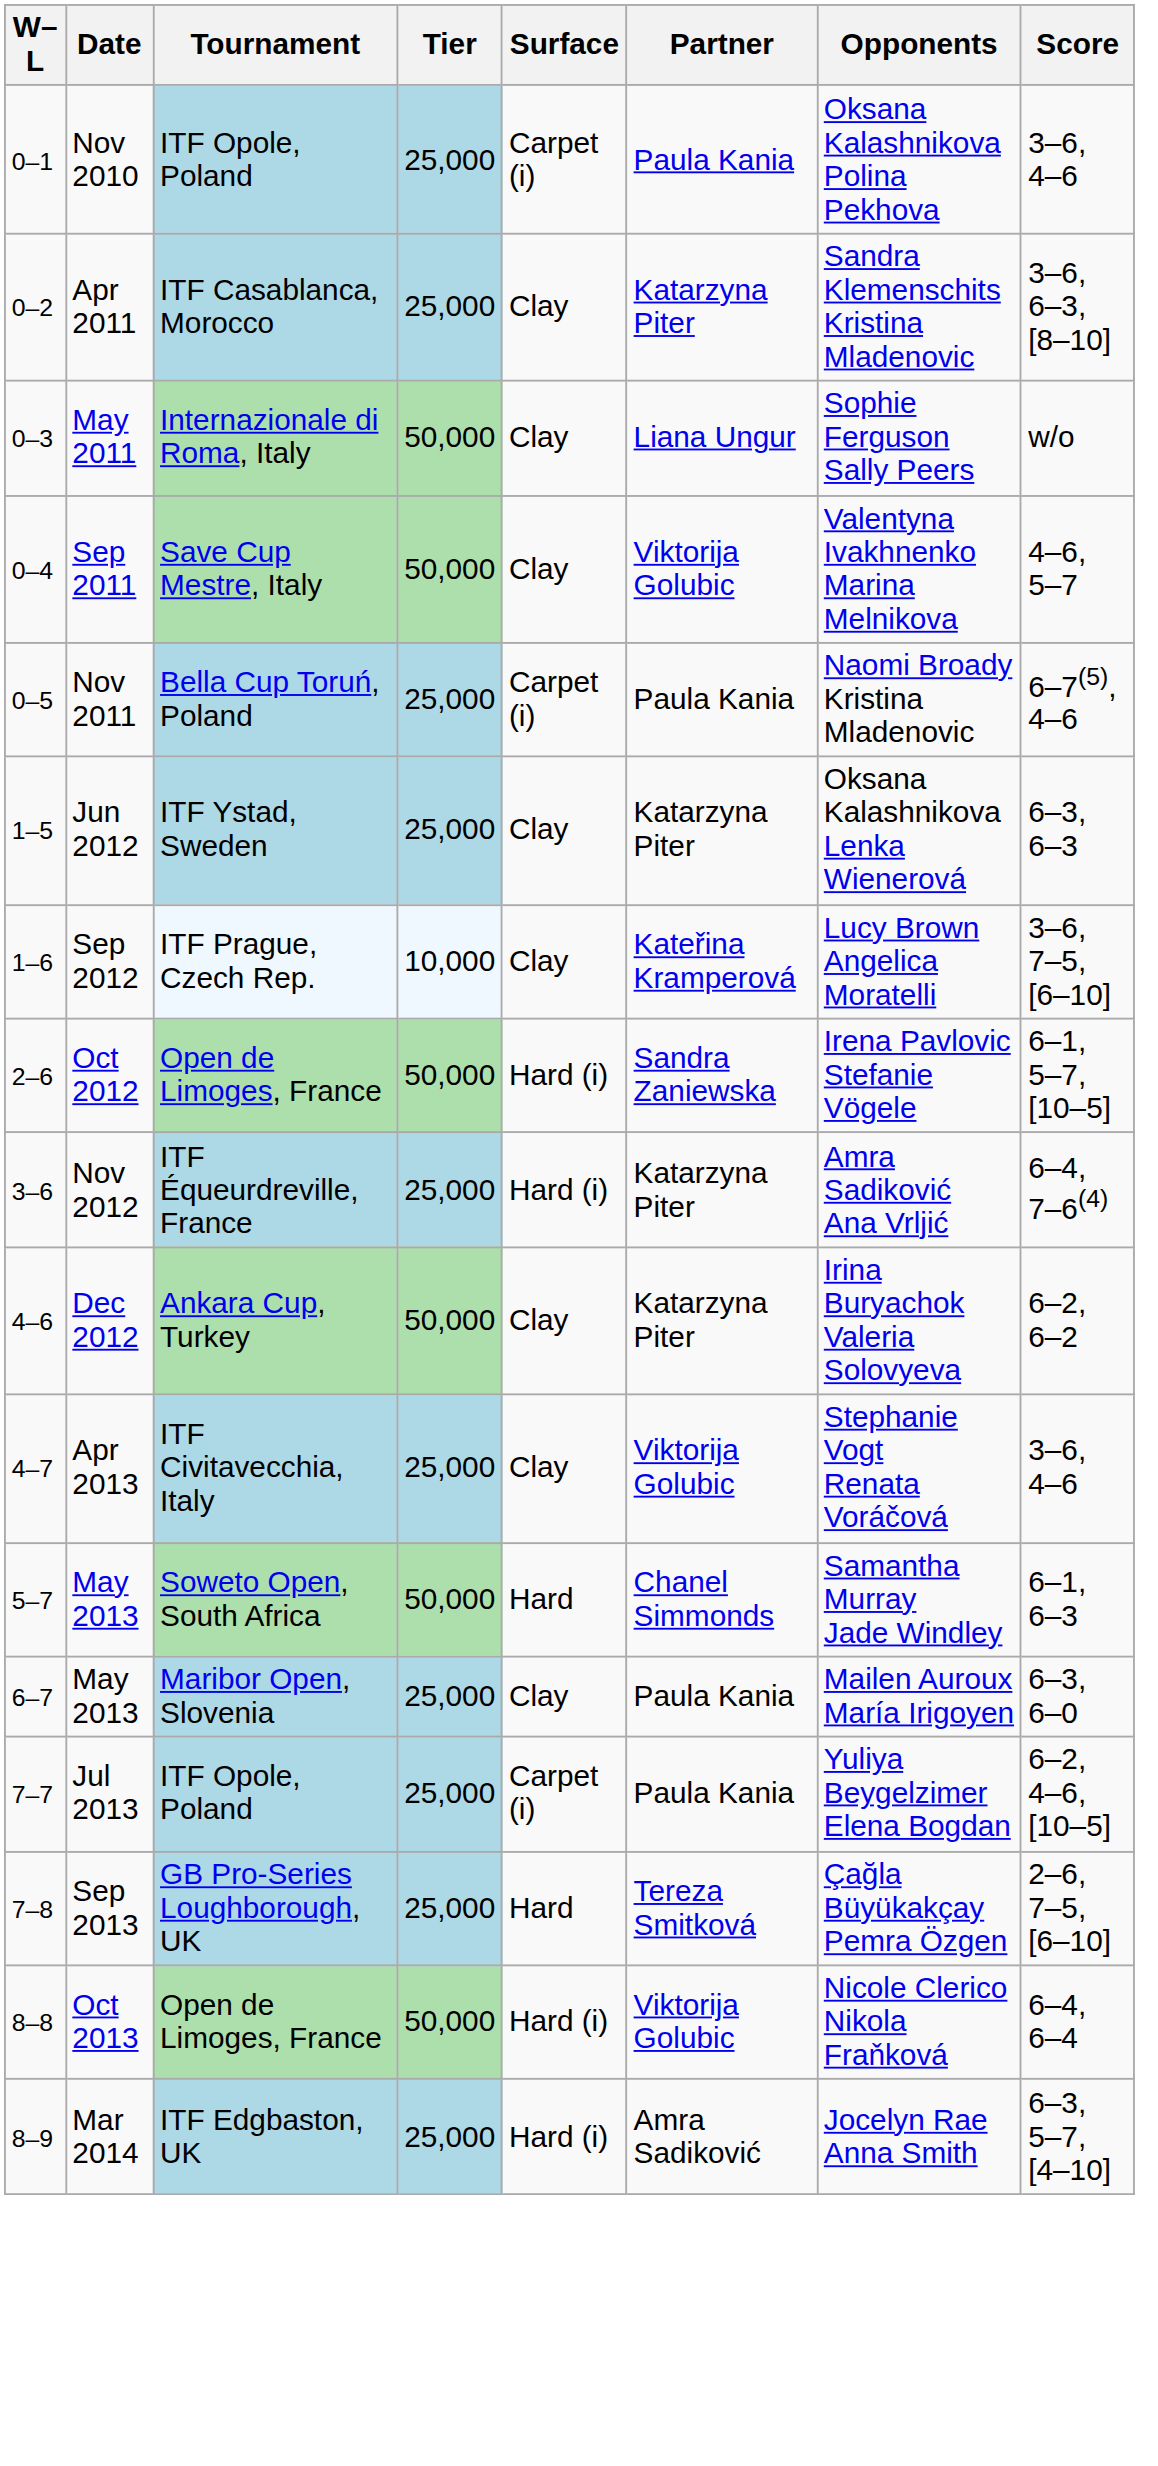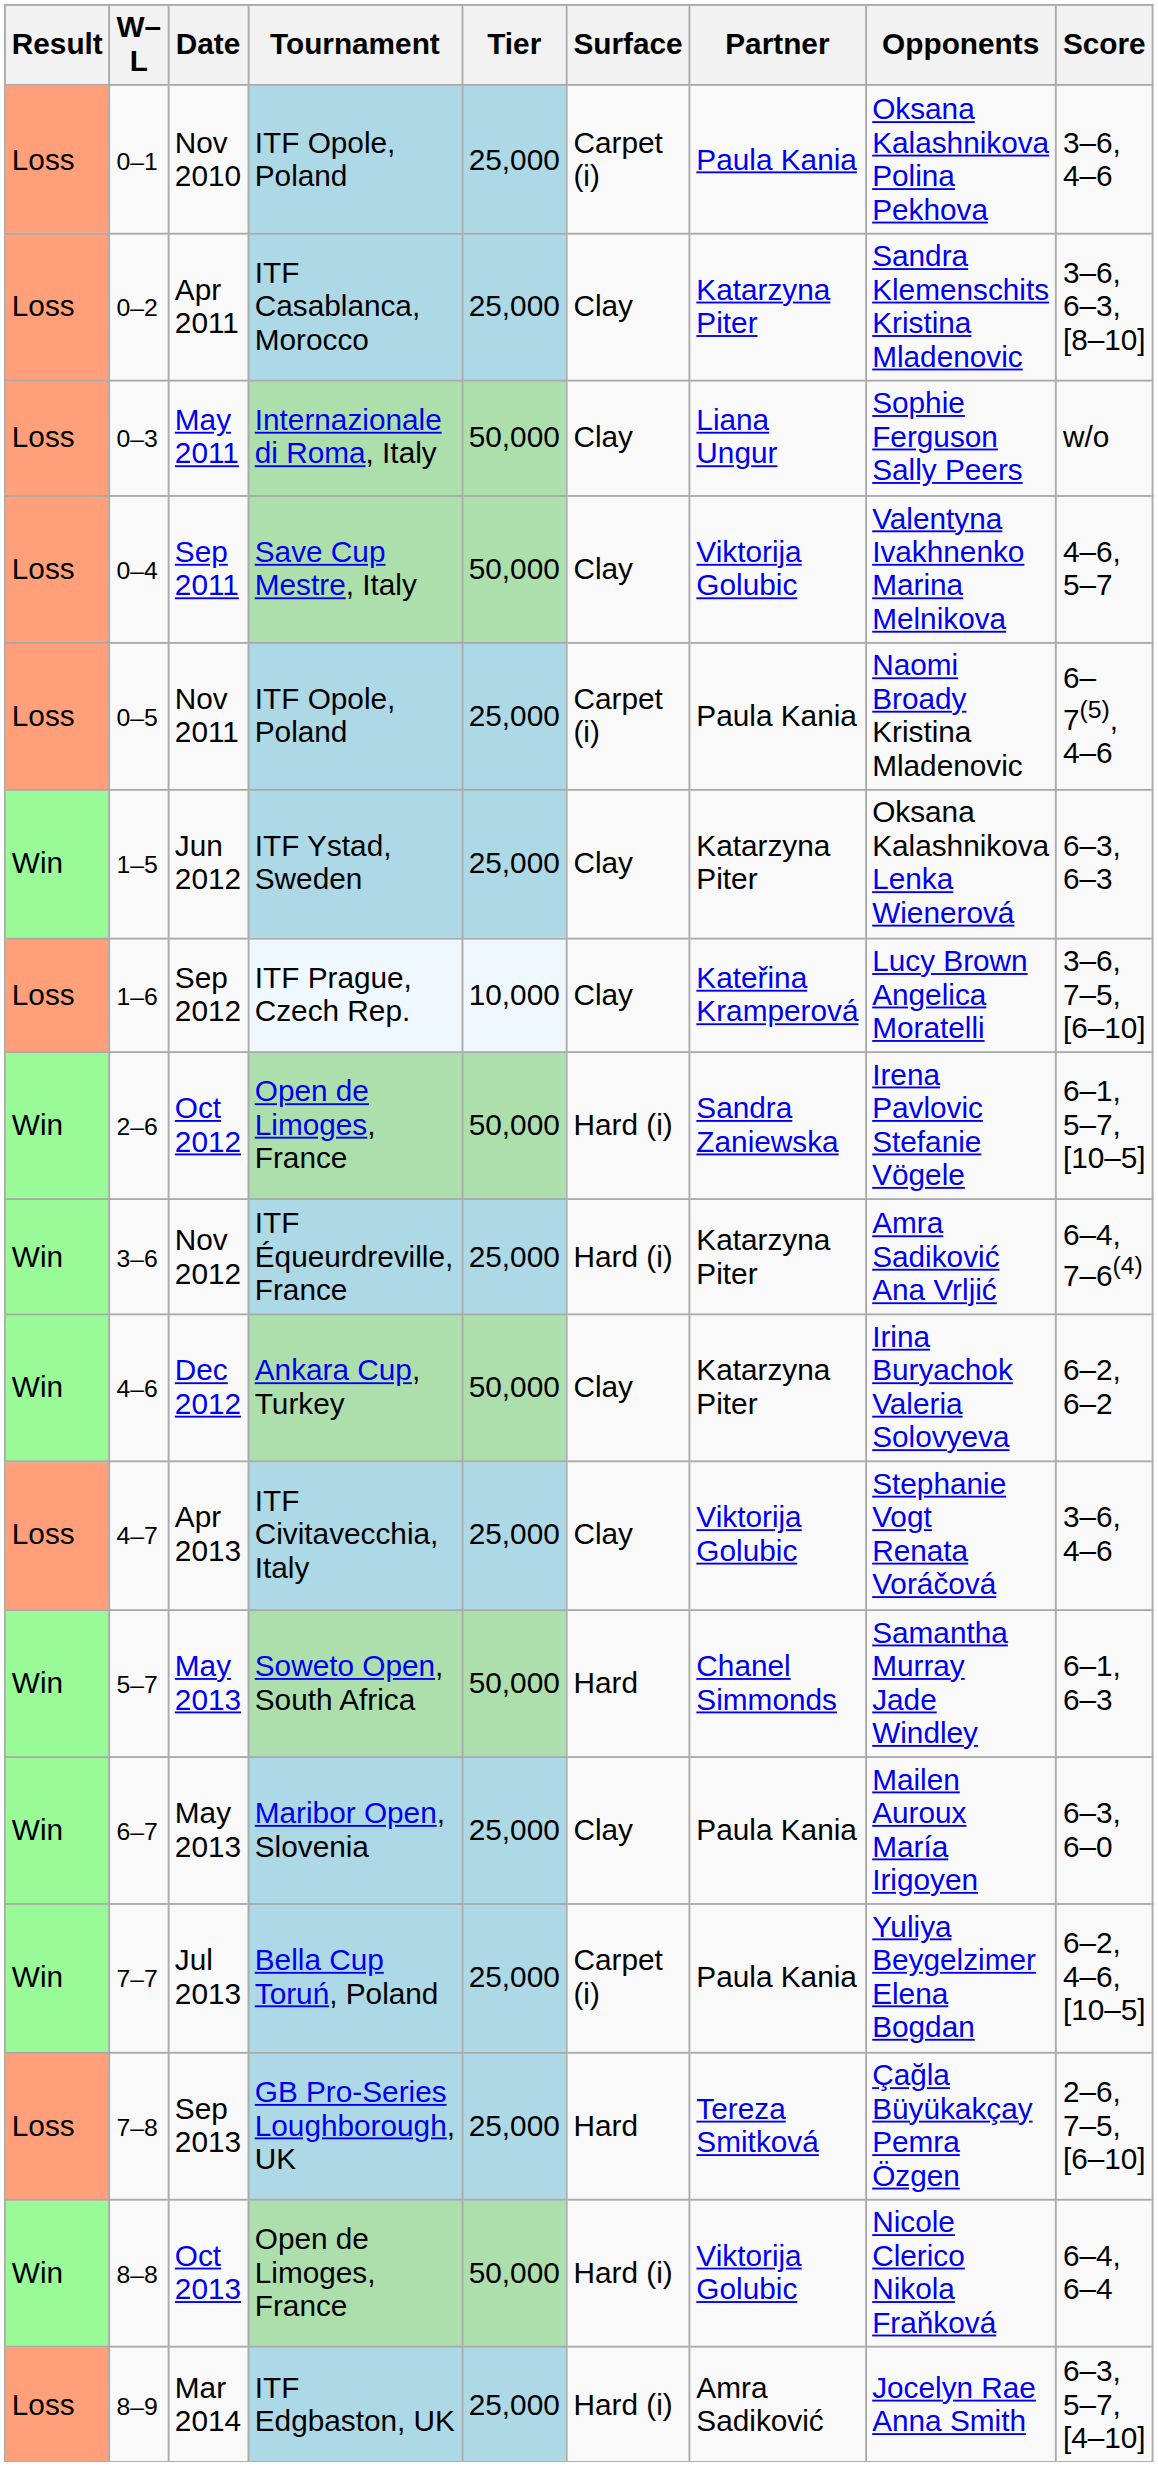+ column: (57, 44)
(270, 699) Bella Cup Toruń, Poland -> (325, 716) ITF Opole, Poland
(230, 1793) ITF Opole, Poland -> (347, 1977) Bella Cup Toruń, Poland
